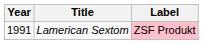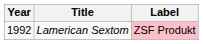(19, 30) 1991 -> (19, 30) 1992
